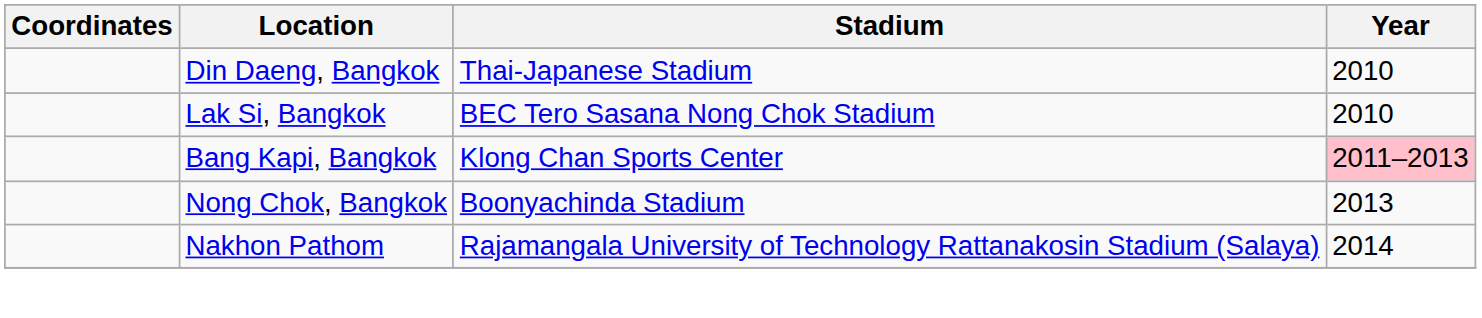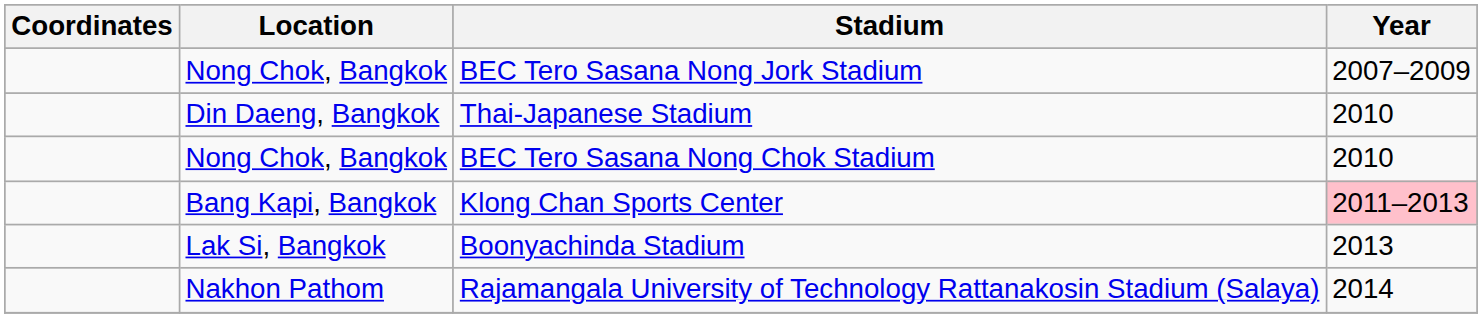+ row: (691, 70)
(286, 114) Lak Si, Bangkok -> (316, 158) Nong Chok, Bangkok
(316, 202) Nong Chok, Bangkok -> (286, 245) Lak Si, Bangkok
